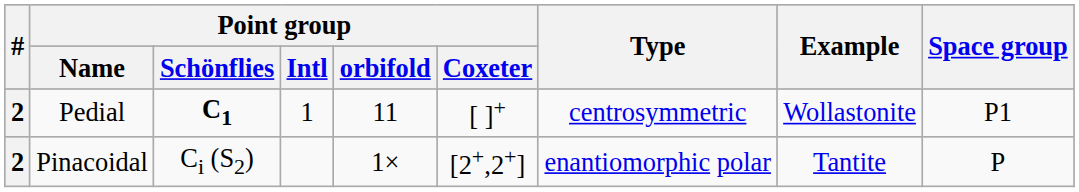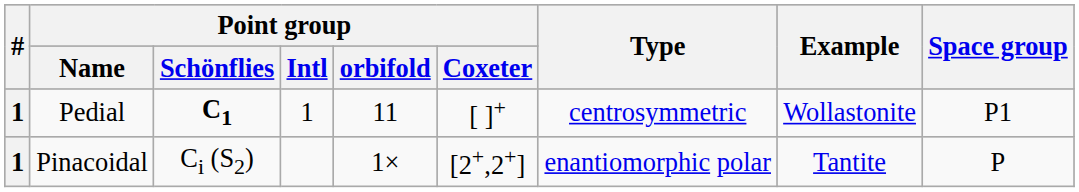(18, 112) 2 -> (18, 112) 1
(18, 161) 2 -> (18, 161) 1
